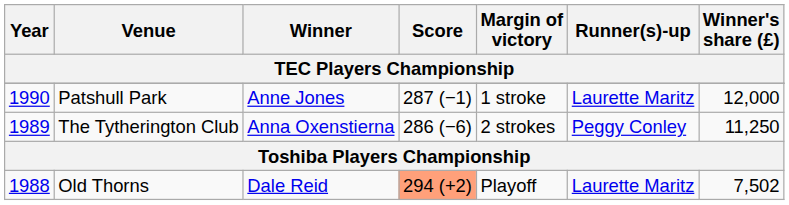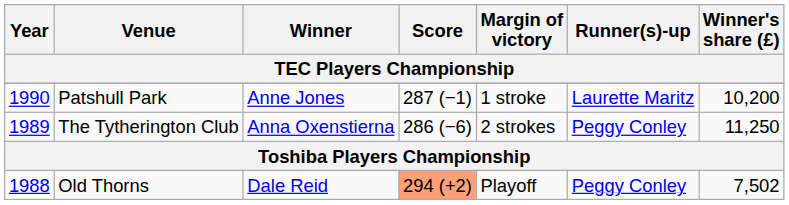(751, 98) 12,000 -> (751, 98) 10,200
(633, 185) Laurette Maritz -> (629, 185) Peggy Conley
